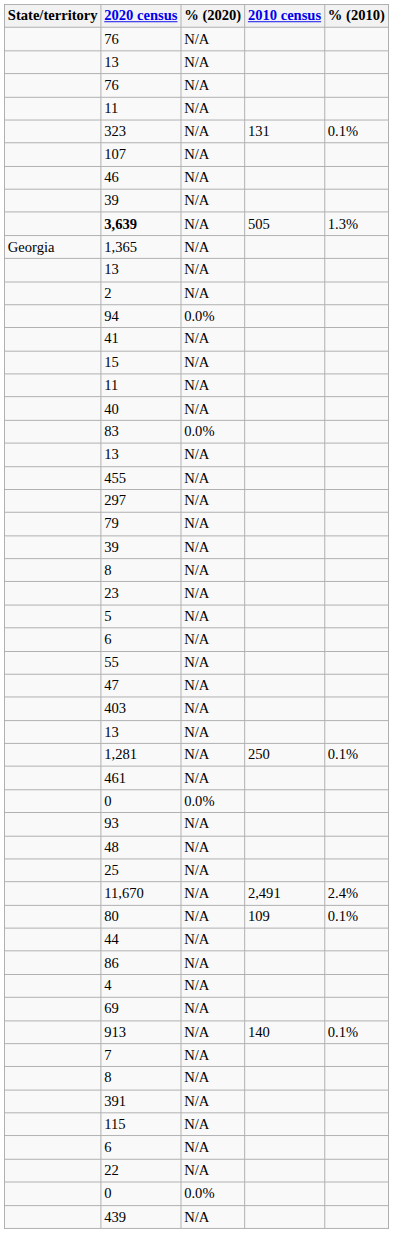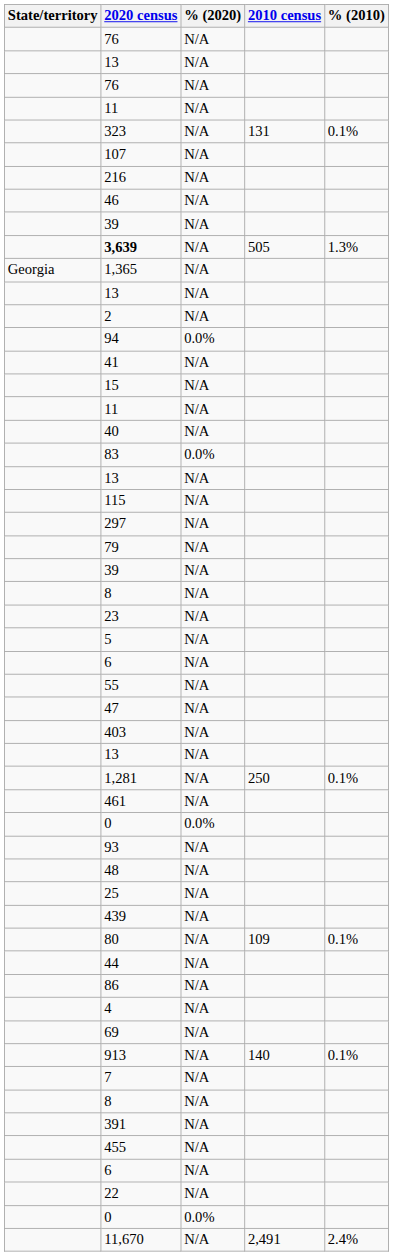+ row: (115, 177)
rows swapped: (115, 477) <-> (115, 1124)
rows swapped: (115, 1216) <-> (124, 893)
